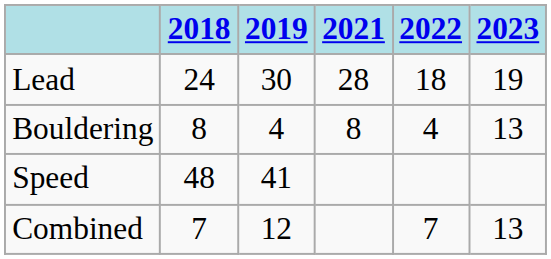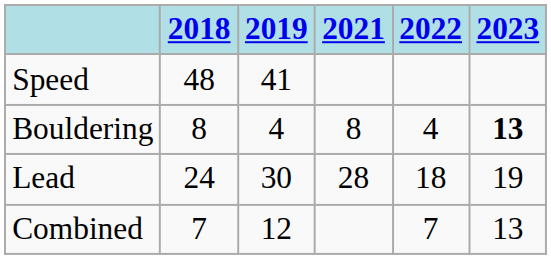rows swapped: (44, 79) <-> (51, 178)
(508, 128) normal -> (508, 128) bold
